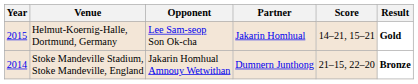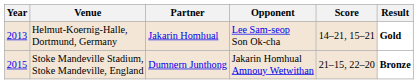columns swapped: (275, 13) <-> (189, 13)
(17, 36) 2015 -> (17, 36) 2013
(17, 65) 2014 -> (17, 65) 2015
